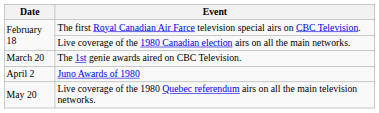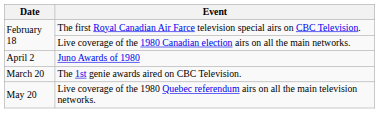rows swapped: (149, 58) <-> (99, 74)
